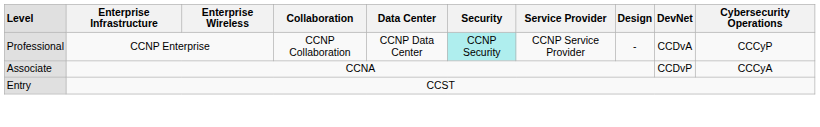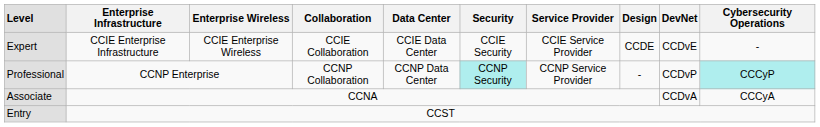+ row: (22, 46)
(675, 46) CCDvA -> (680, 74) CCDvP
(755, 46) no background -> (757, 74) paleturquoise background
(675, 69) CCDvP -> (680, 97) CCDvA
